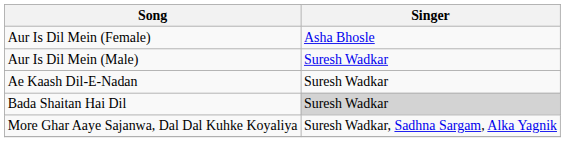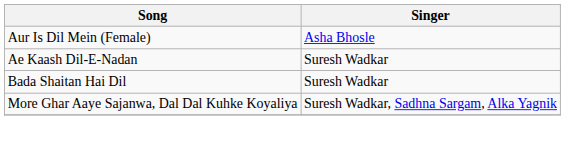- row: (73, 59)
(346, 103) lightgrey background -> (346, 81) no background
